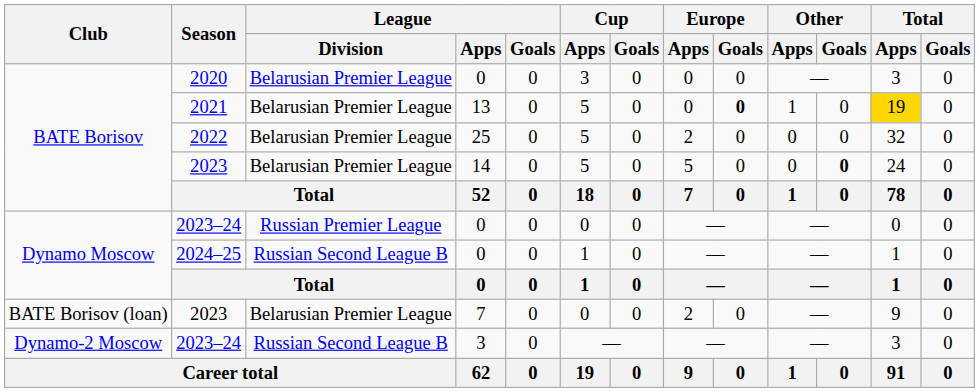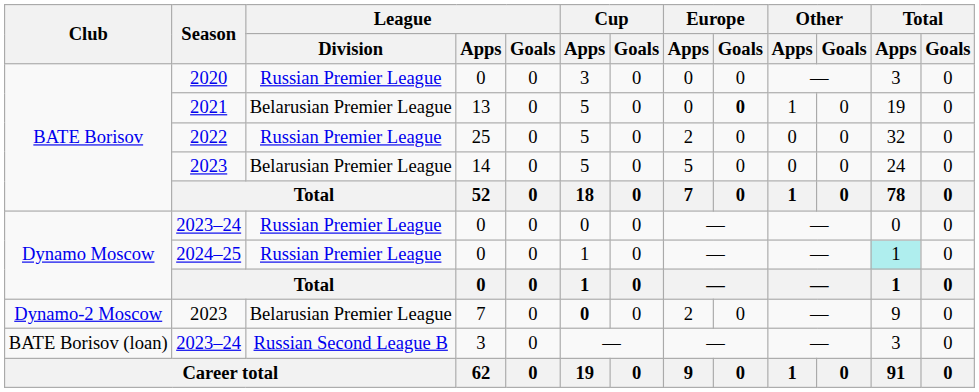(351, 78) Belarusian Premier League -> (351, 78) Russian Premier League
(896, 107) gold background -> (896, 107) no background
(351, 136) Belarusian Premier League -> (351, 136) Russian Premier League
(844, 166) bold -> (844, 166) normal
(351, 254) Russian Second League B -> (351, 254) Russian Premier League
(896, 254) no background -> (896, 254) paleturquoise background
(88, 313) BATE Borisov (loan) -> (88, 313) Dynamo-2 Moscow
(585, 313) normal -> (585, 313) bold
(88, 343) Dynamo-2 Moscow -> (88, 343) BATE Borisov (loan)
